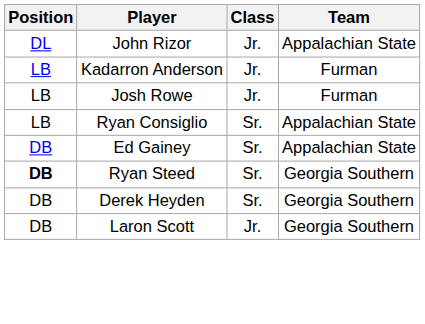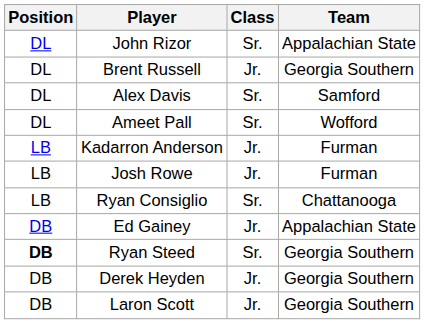(253, 43) Jr. -> (253, 43) Sr.
+ row: (152, 69)
+ row: (152, 95)
+ row: (152, 122)
(349, 122) Appalachian State -> (349, 200) Chattanooga
(253, 148) Sr. -> (253, 226) Jr.
(253, 200) Sr. -> (253, 278) Jr.
